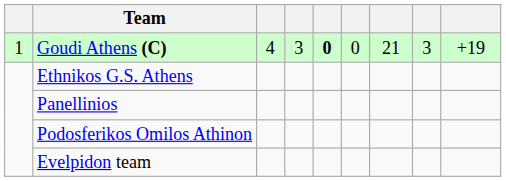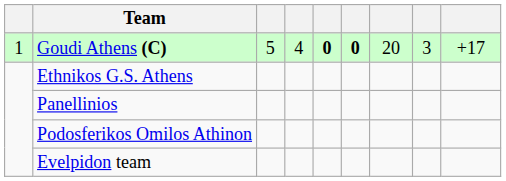(270, 47) 4 -> (270, 47) 5
(299, 47) 3 -> (299, 47) 4
(355, 47) normal -> (355, 47) bold
(391, 47) 21 -> (391, 47) 20
(471, 47) +19 -> (471, 47) +17
